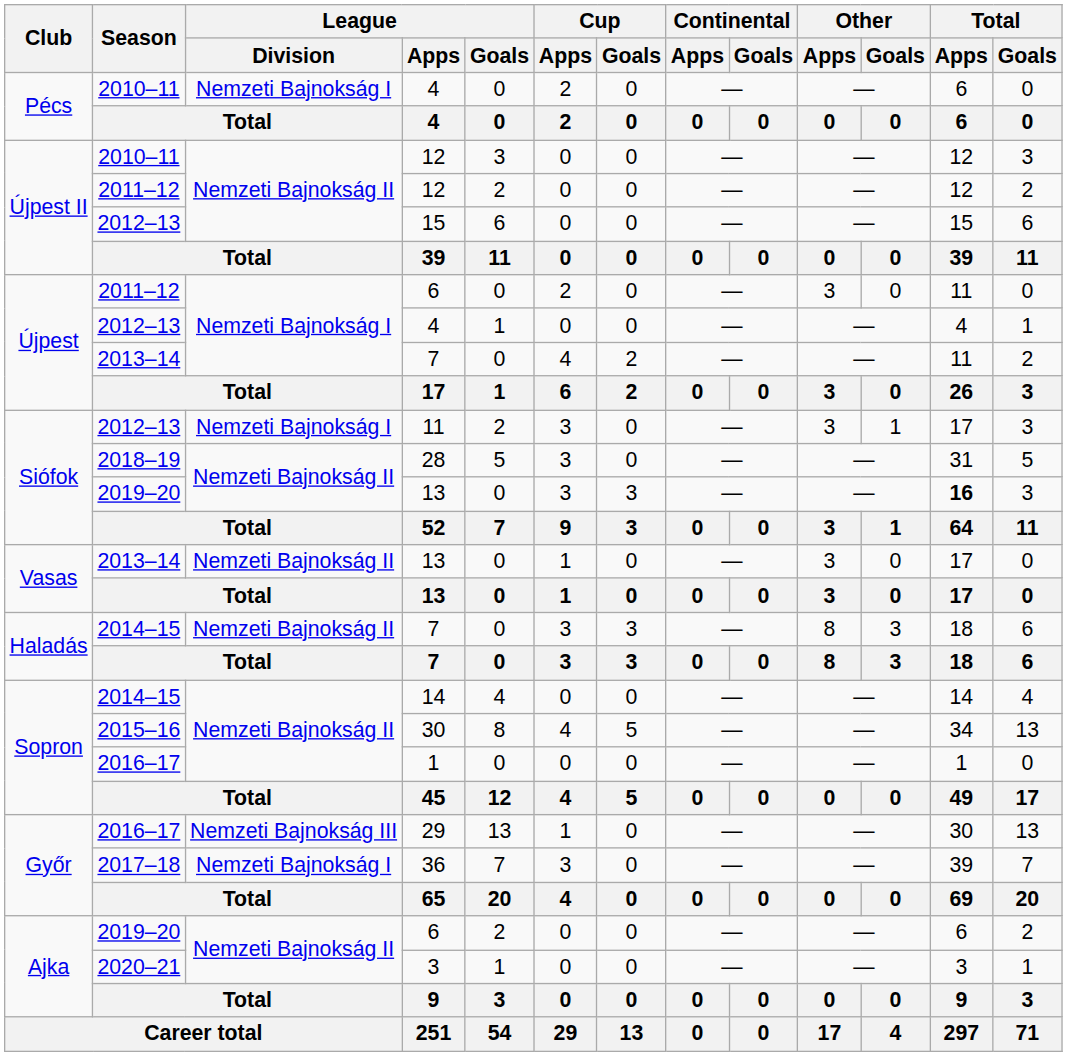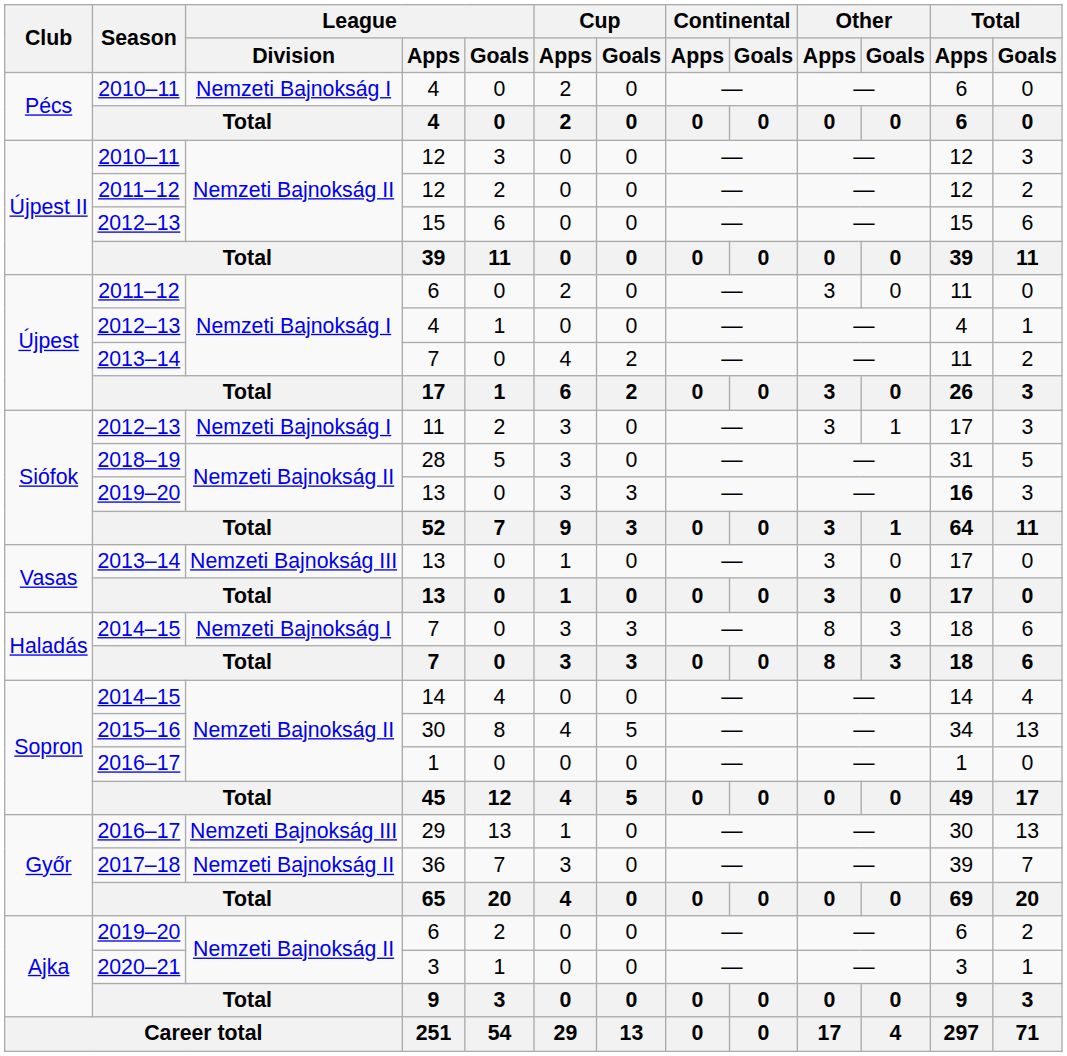(294, 561) Nemzeti Bajnokság II -> (294, 561) Nemzeti Bajnokság III
(294, 628) Nemzeti Bajnokság II -> (294, 628) Nemzeti Bajnokság I
(294, 865) Nemzeti Bajnokság I -> (294, 865) Nemzeti Bajnokság II
